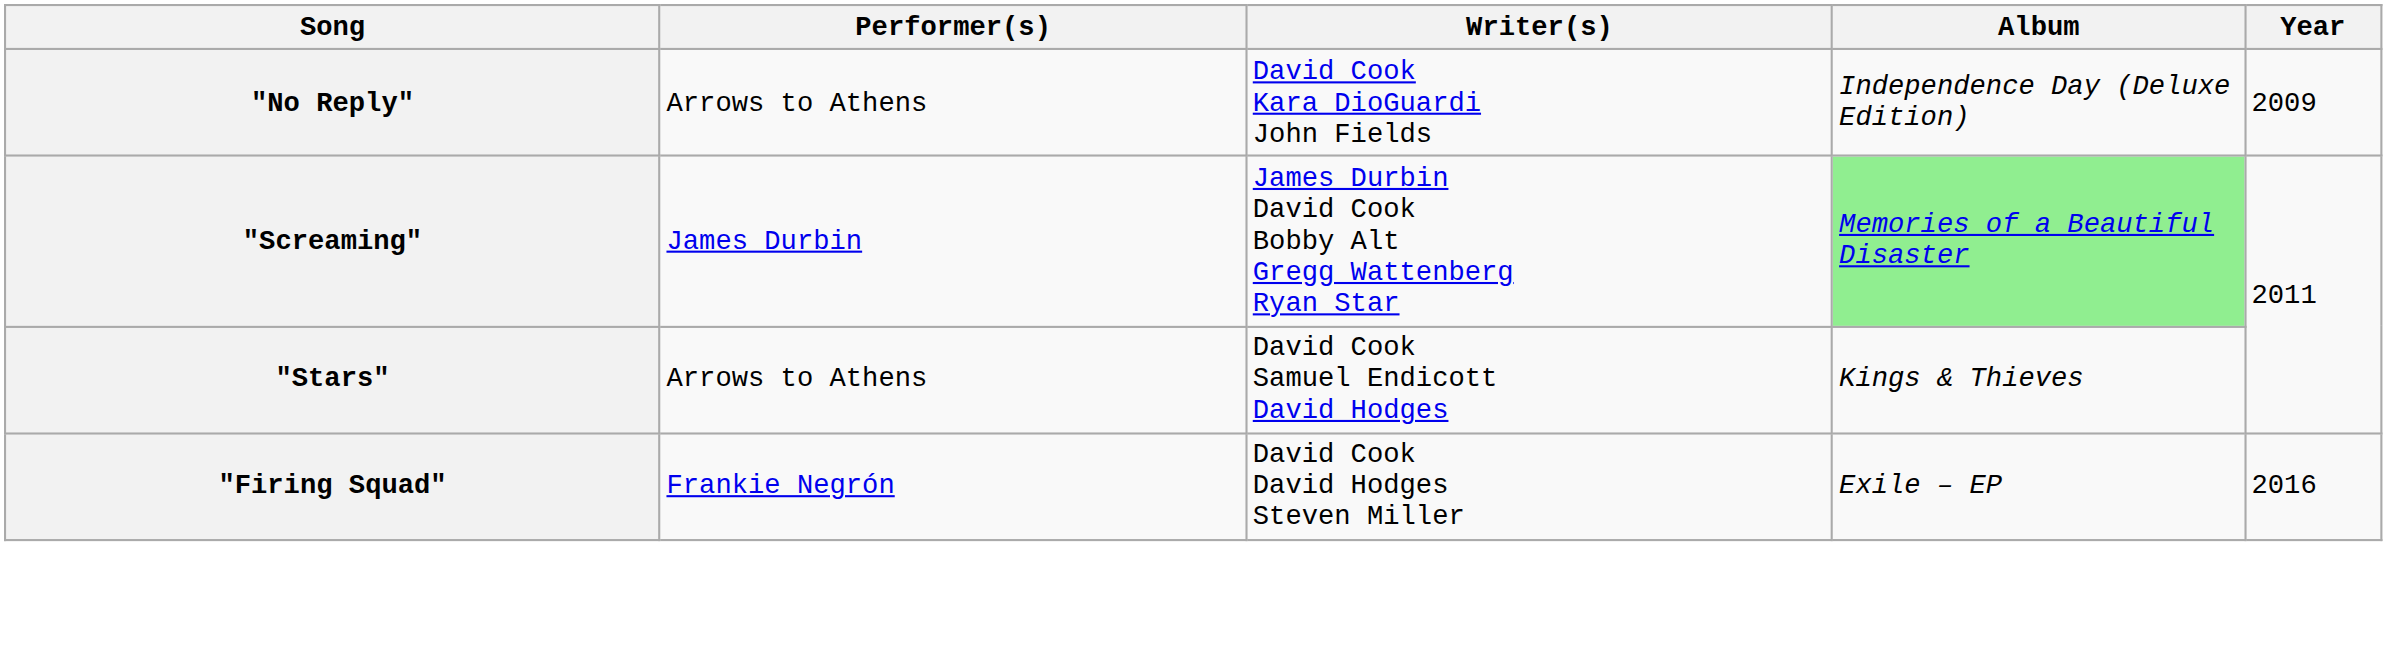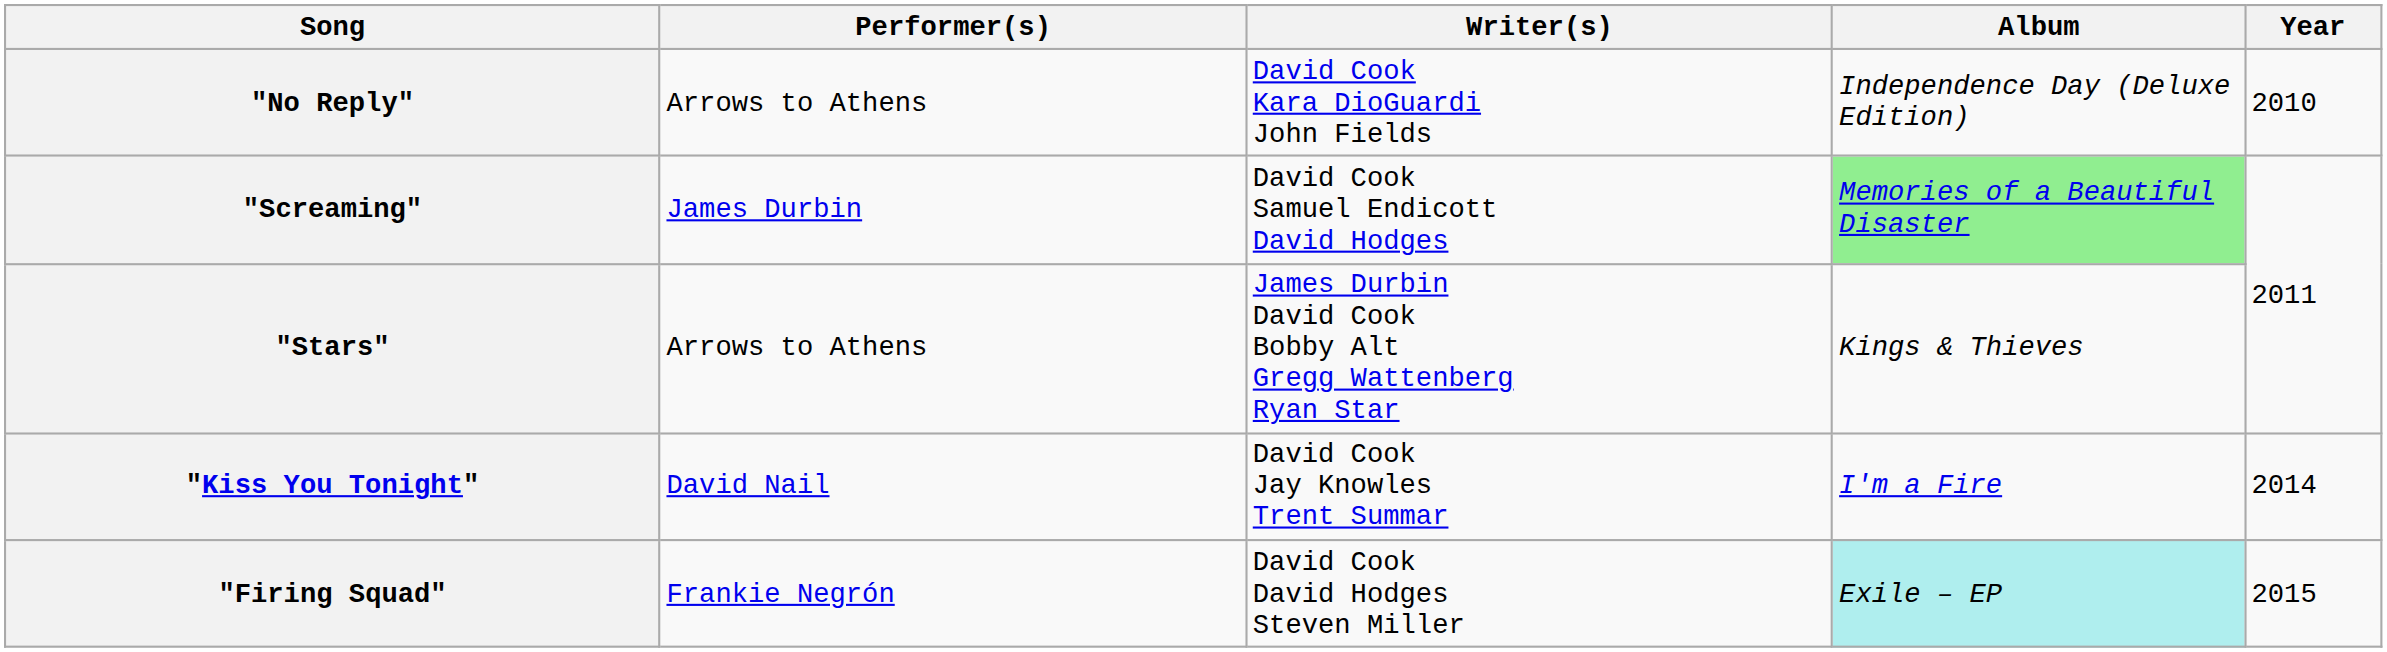(2284, 103) 2009 -> (2284, 103) 2010
(1383, 241) James Durbin David Cook Bobby Alt Gregg Wattenberg Ryan Star -> (1375, 210) David Cook Samuel Endicott David Hodges
(1375, 379) David Cook Samuel Endicott David Hodges -> (1383, 348) James Durbin David Cook Bobby Alt Gregg Wattenberg Ryan Star
+ row: (333, 486)
(1921, 486) no background -> (1921, 593) paleturquoise background
(2284, 486) 2016 -> (2284, 593) 2015
